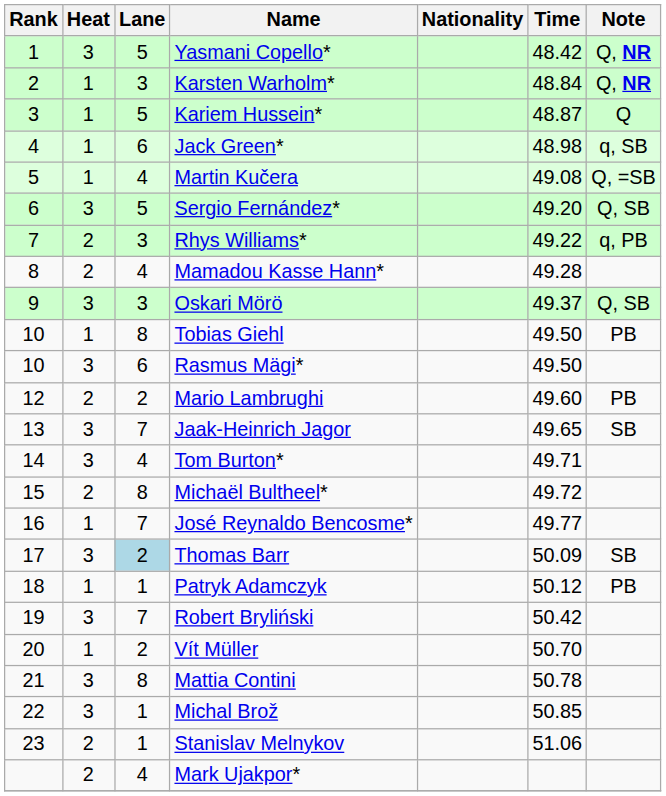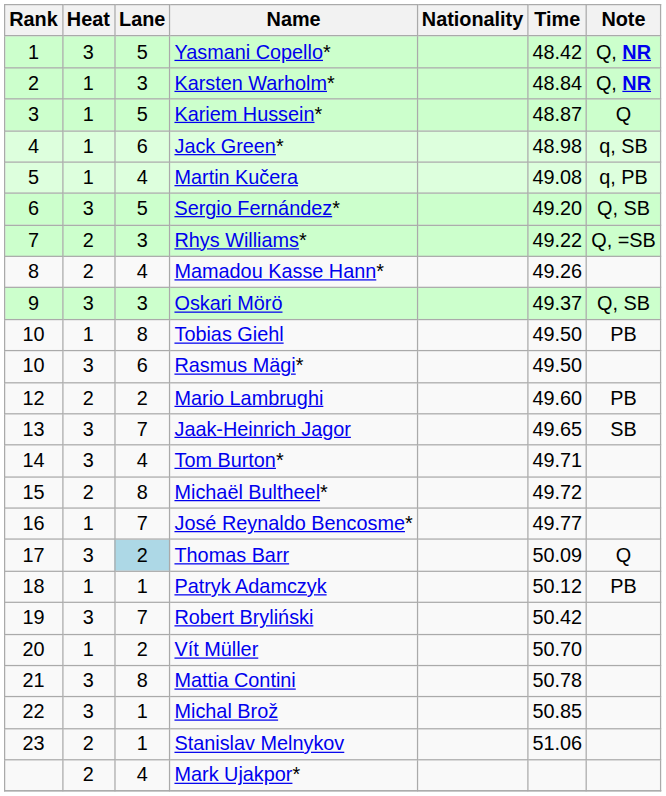(623, 177) Q, =SB -> (623, 177) q, PB
(623, 240) q, PB -> (623, 240) Q, =SB
(557, 271) 49.28 -> (557, 271) 49.26
(623, 555) SB -> (623, 555) Q
